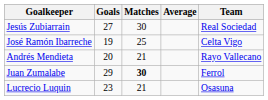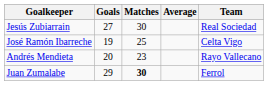(141, 57) 21 -> (141, 57) 23
- row: (39, 88)
